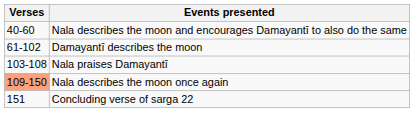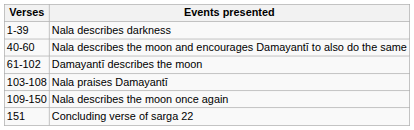+ row: (111, 30)
(27, 82) lightsalmon background -> (27, 99) no background
